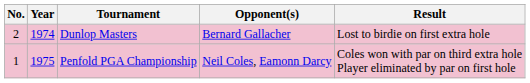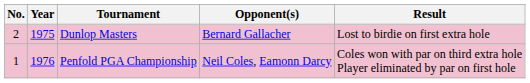(42, 34) 1974 -> (42, 34) 1975
(42, 61) 1975 -> (42, 61) 1976
